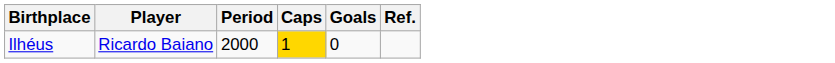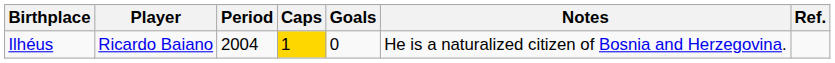+ column: (585, 17)
(240, 44) 2000 -> (240, 44) 2004
